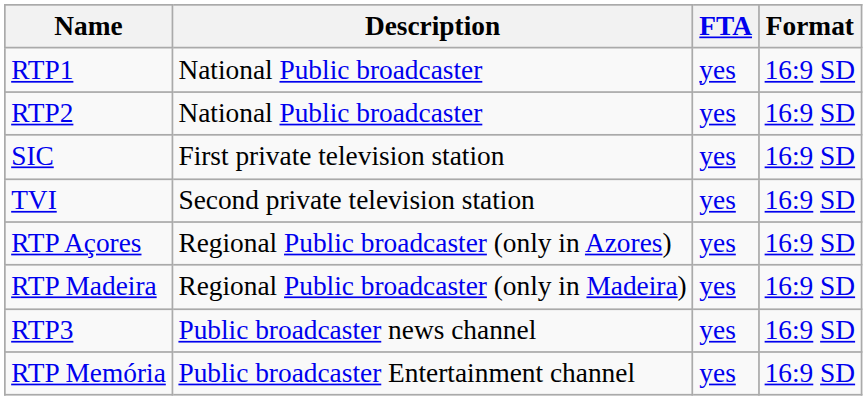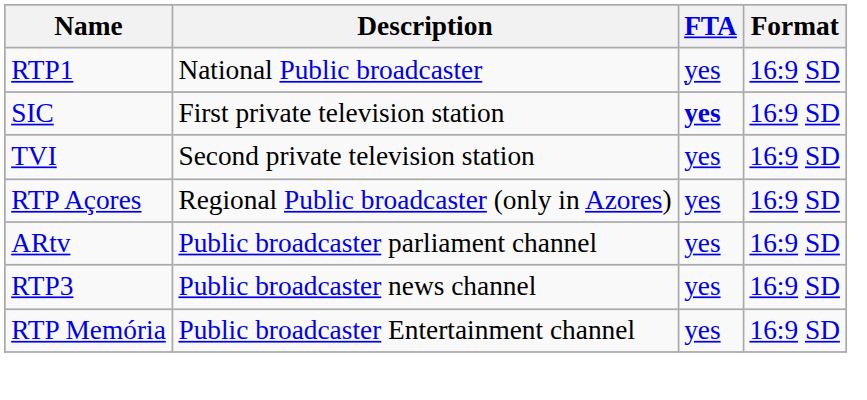- row: (42, 112)
(718, 156) normal -> (702, 112) bold
- row: (84, 286)
+ row: (41, 243)
